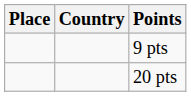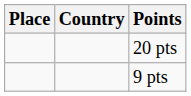rows swapped: (150, 47) <-> (155, 76)
